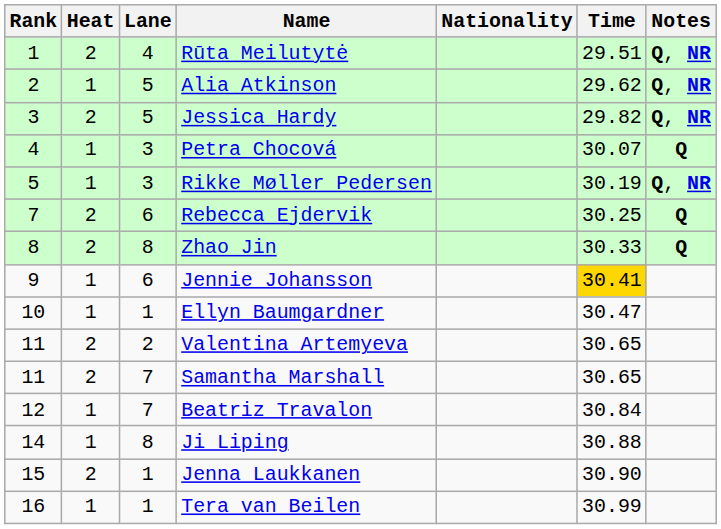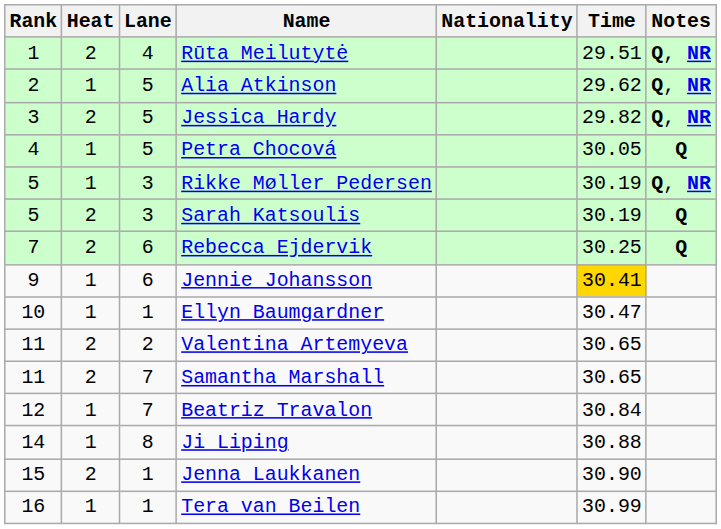(148, 151) 3 -> (148, 151) 5
(612, 151) 30.07 -> (612, 151) 30.05
+ row: (271, 215)
- row: (229, 248)
